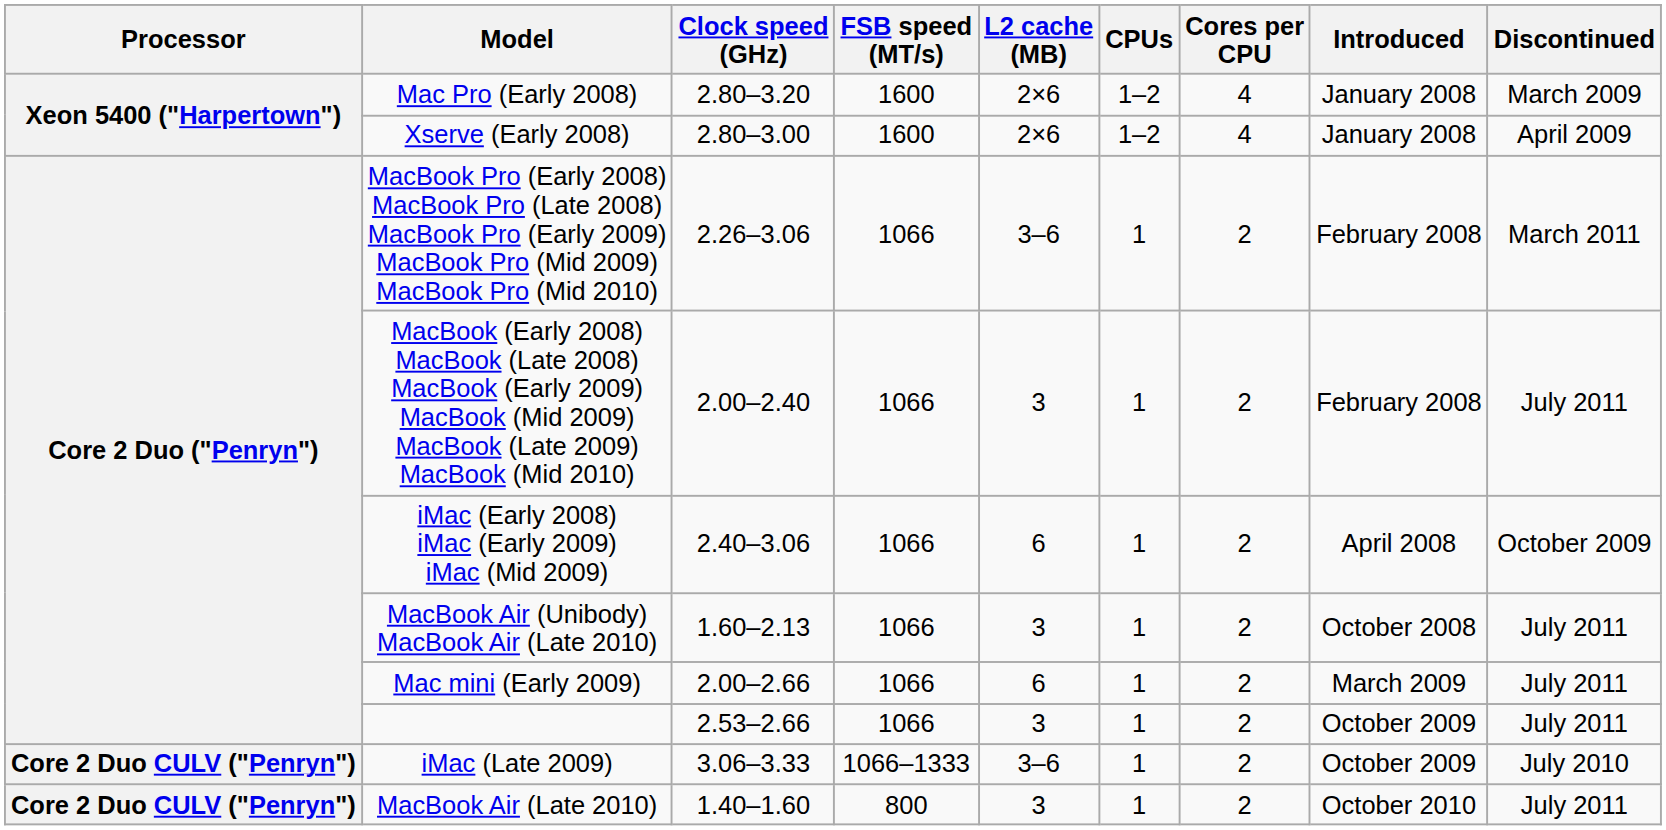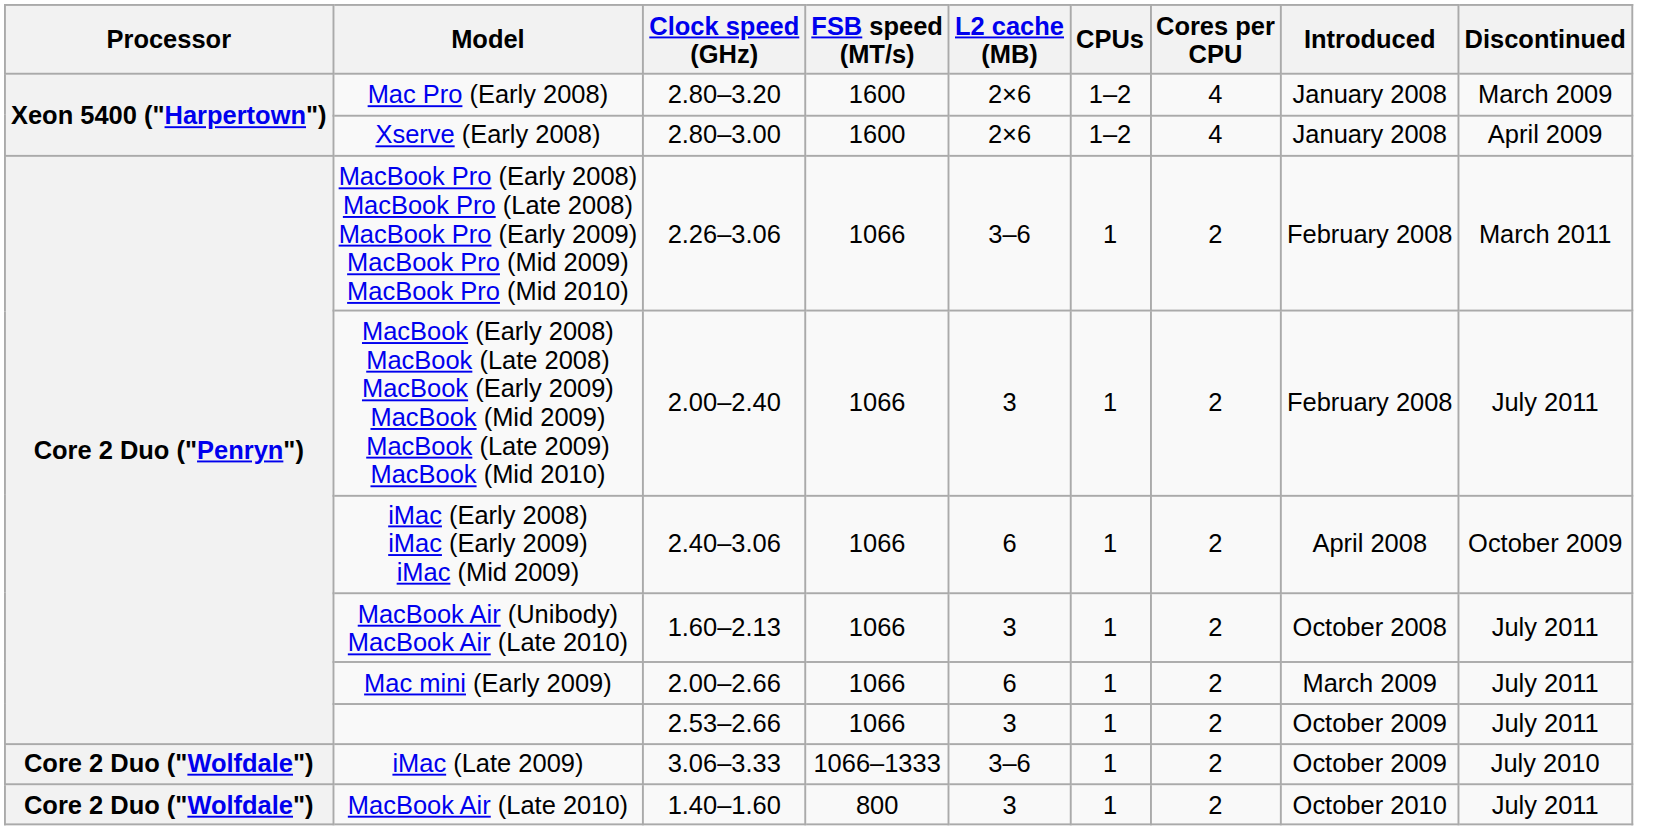(183, 764) Core 2 Duo CULV ("Penryn") -> (169, 764) Core 2 Duo ("Wolfdale")
(183, 805) Core 2 Duo CULV ("Penryn") -> (169, 805) Core 2 Duo ("Wolfdale")
